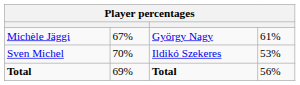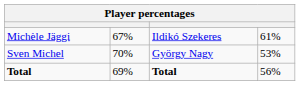(183, 36) György Nagy -> (187, 36) Ildikó Szekeres
(187, 54) Ildikó Szekeres -> (183, 54) György Nagy
